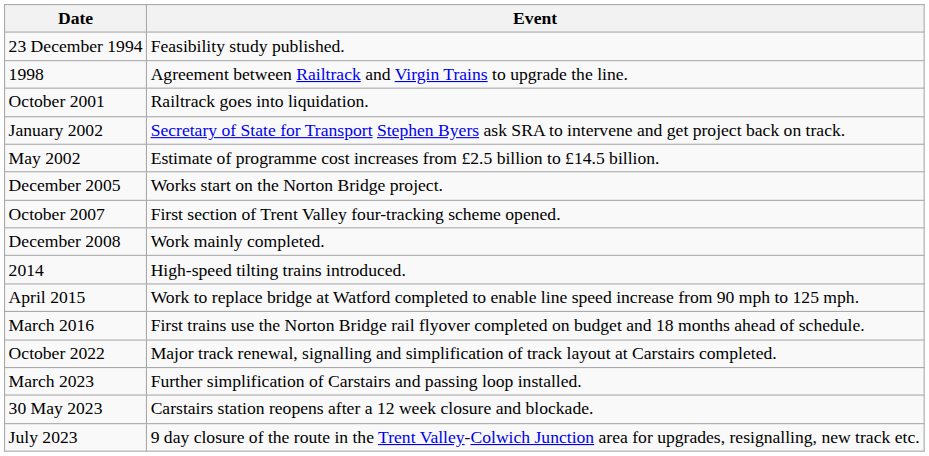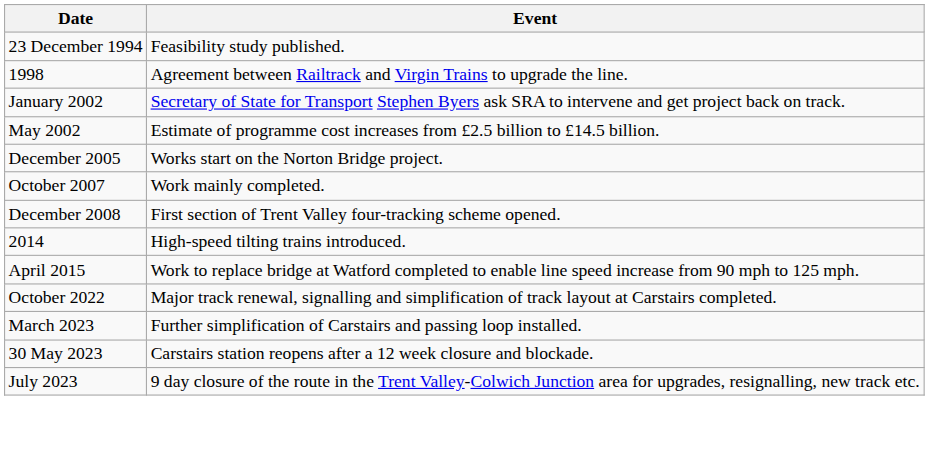- row: (57, 102)
(356, 213) First section of Trent Valley four-tracking scheme opened. -> (238, 185) Work mainly completed.
(238, 241) Work mainly completed. -> (356, 213) First section of Trent Valley four-tracking scheme opened.
- row: (51, 325)
